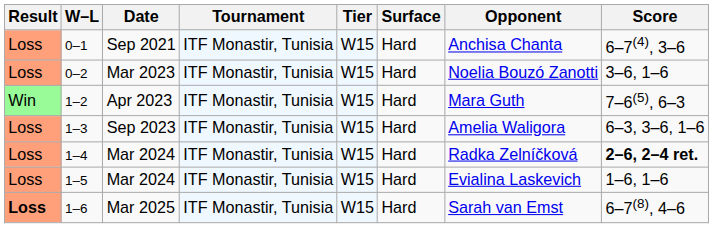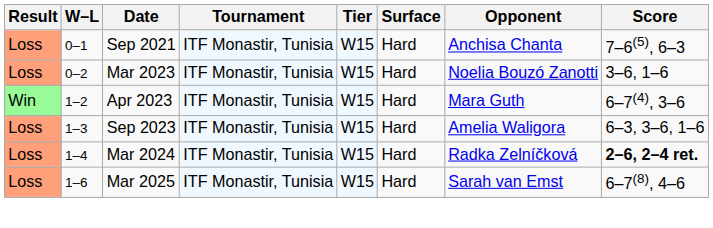(645, 45) 6–7(4), 3–6 -> (645, 45) 7–6(5), 6–3
(645, 100) 7–6(5), 6–3 -> (645, 100) 6–7(4), 3–6
- row: (76, 180)
(27, 207) bold -> (25, 182) normal
